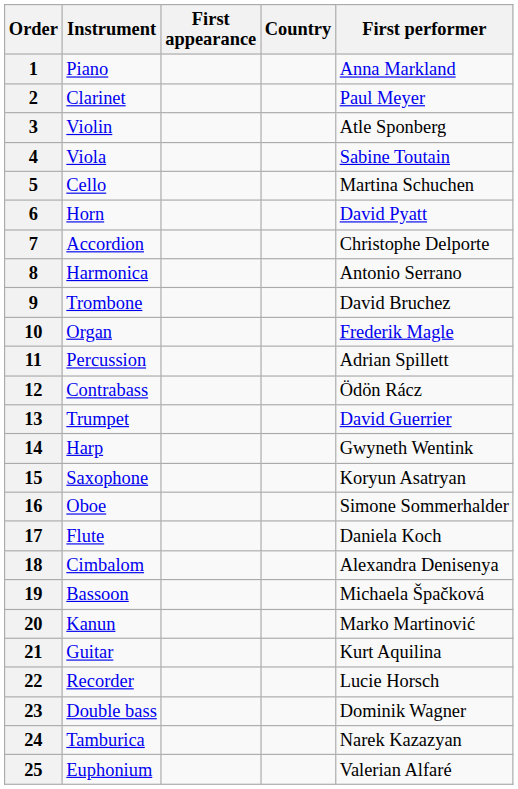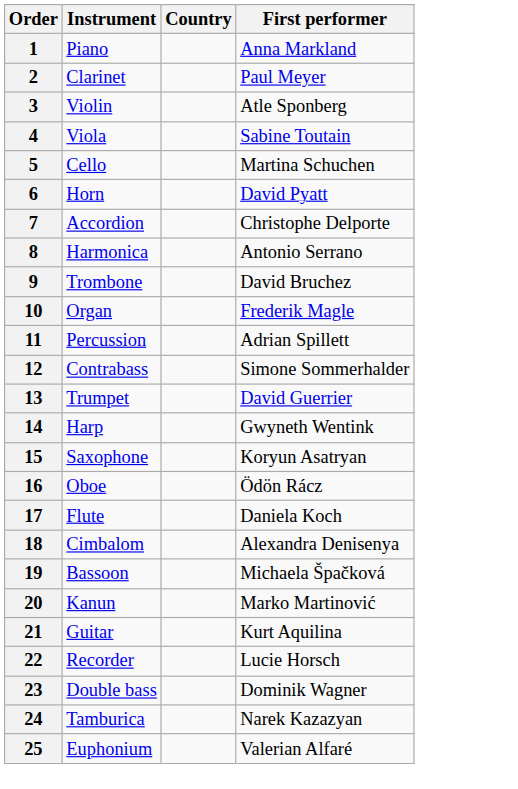- column: (211, 29)
(381, 389) Ödön Rácz -> (325, 369) Simone Sommerhalder
(424, 506) Simone Sommerhalder -> (281, 485) Ödön Rácz
